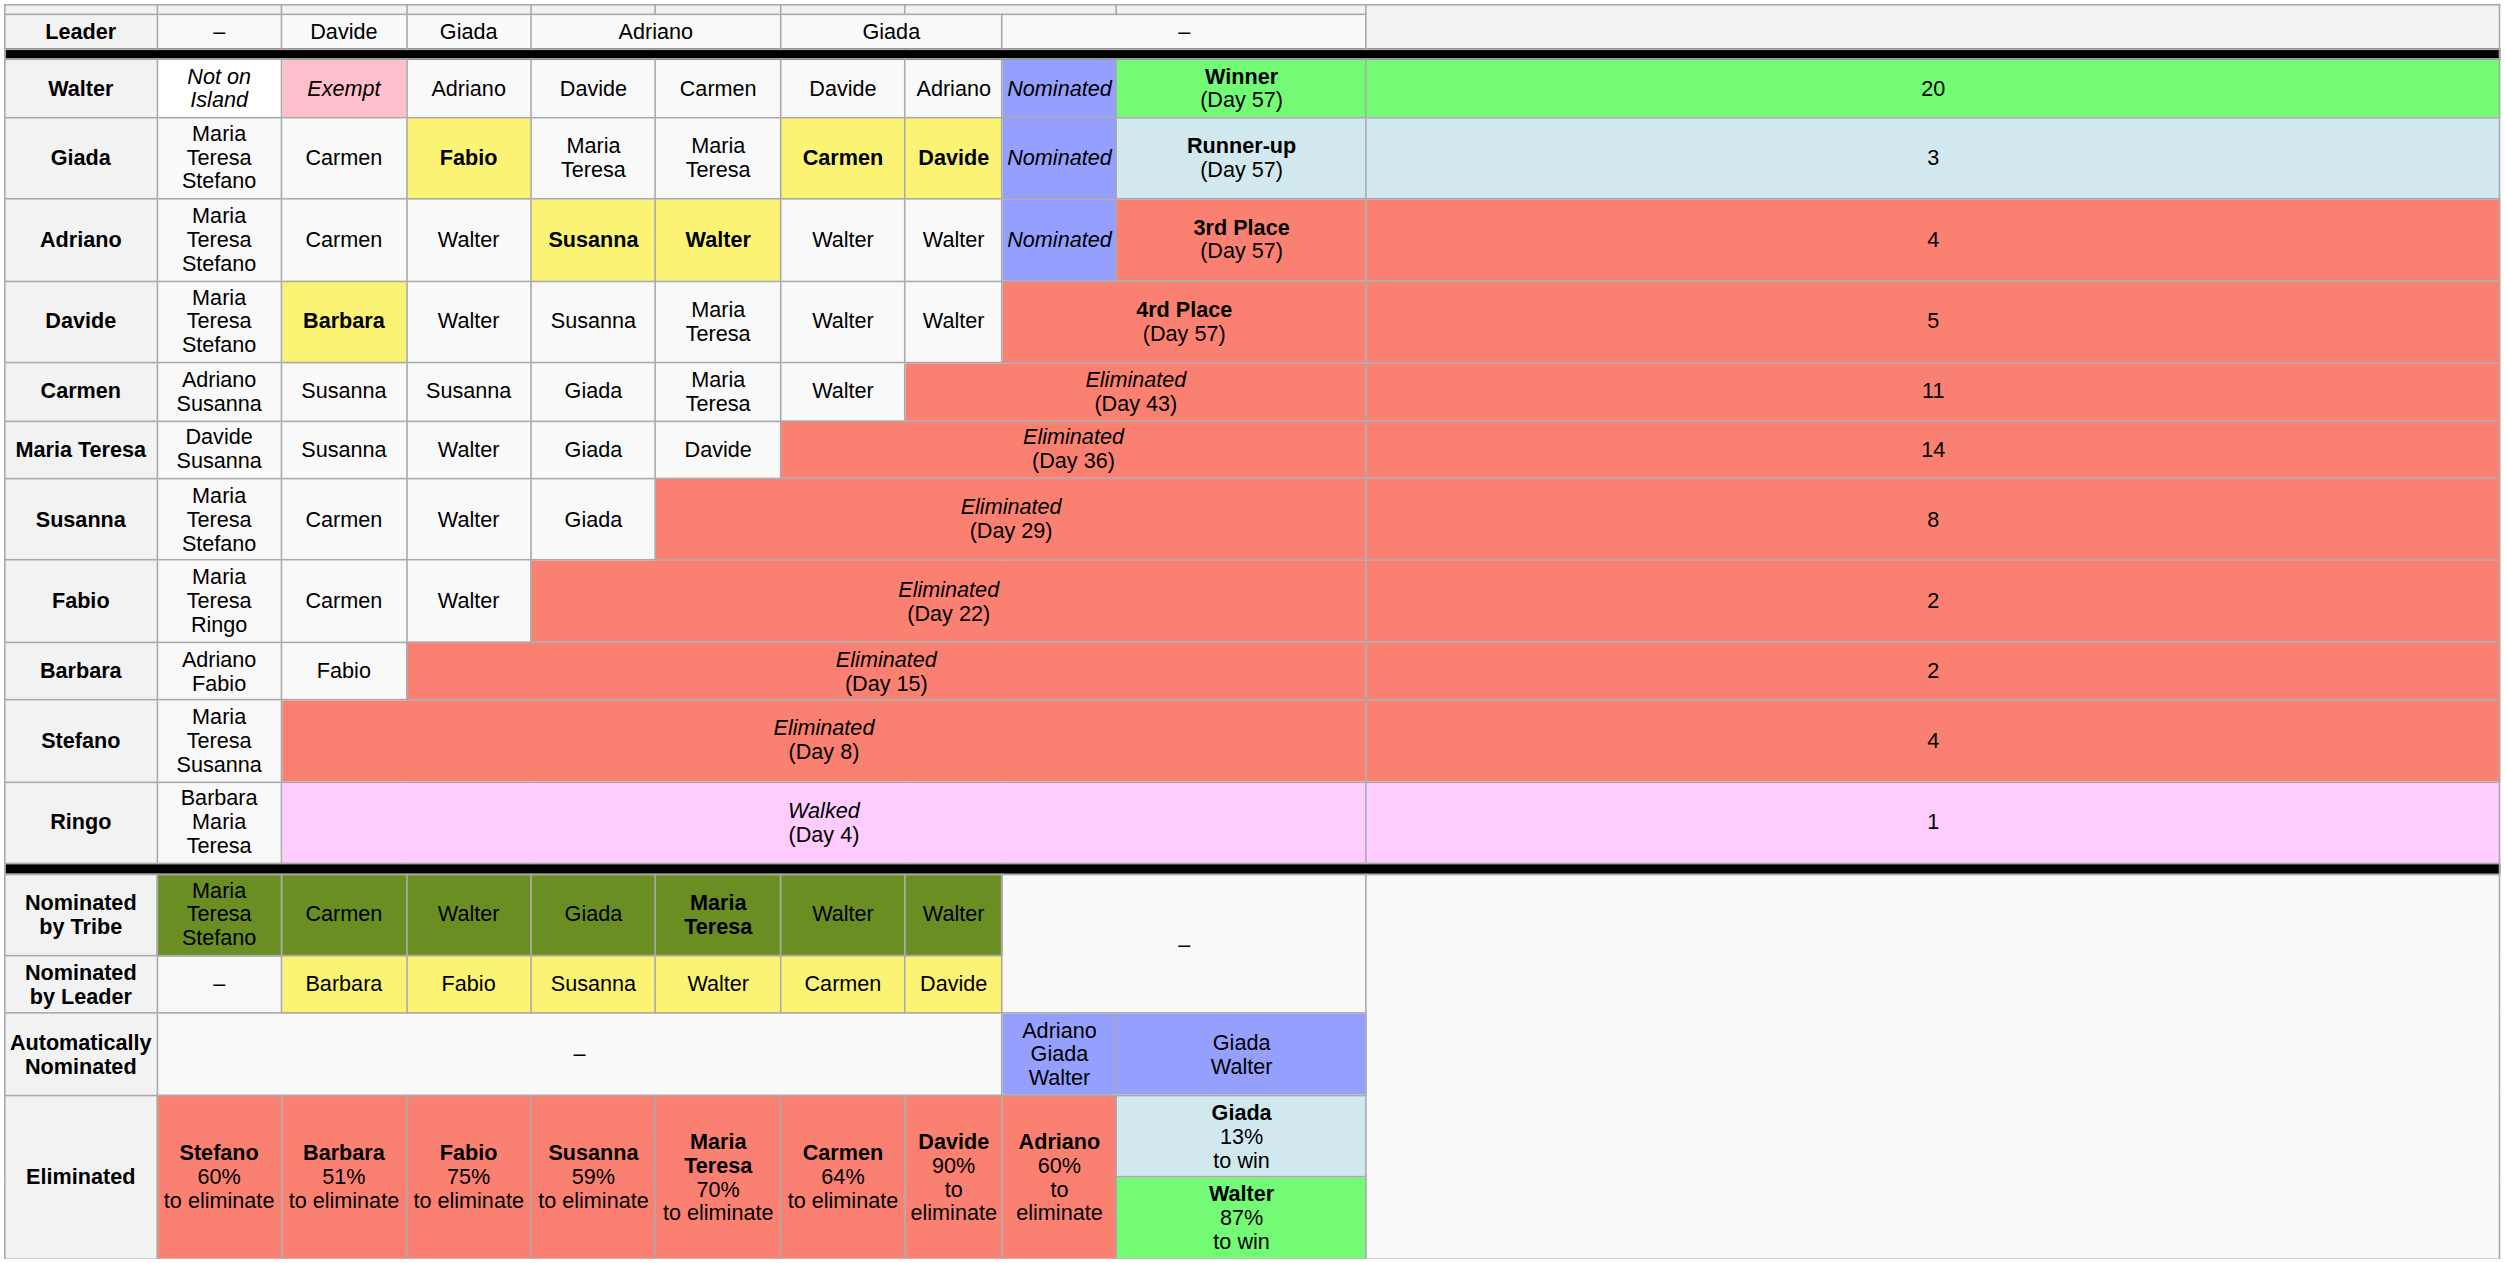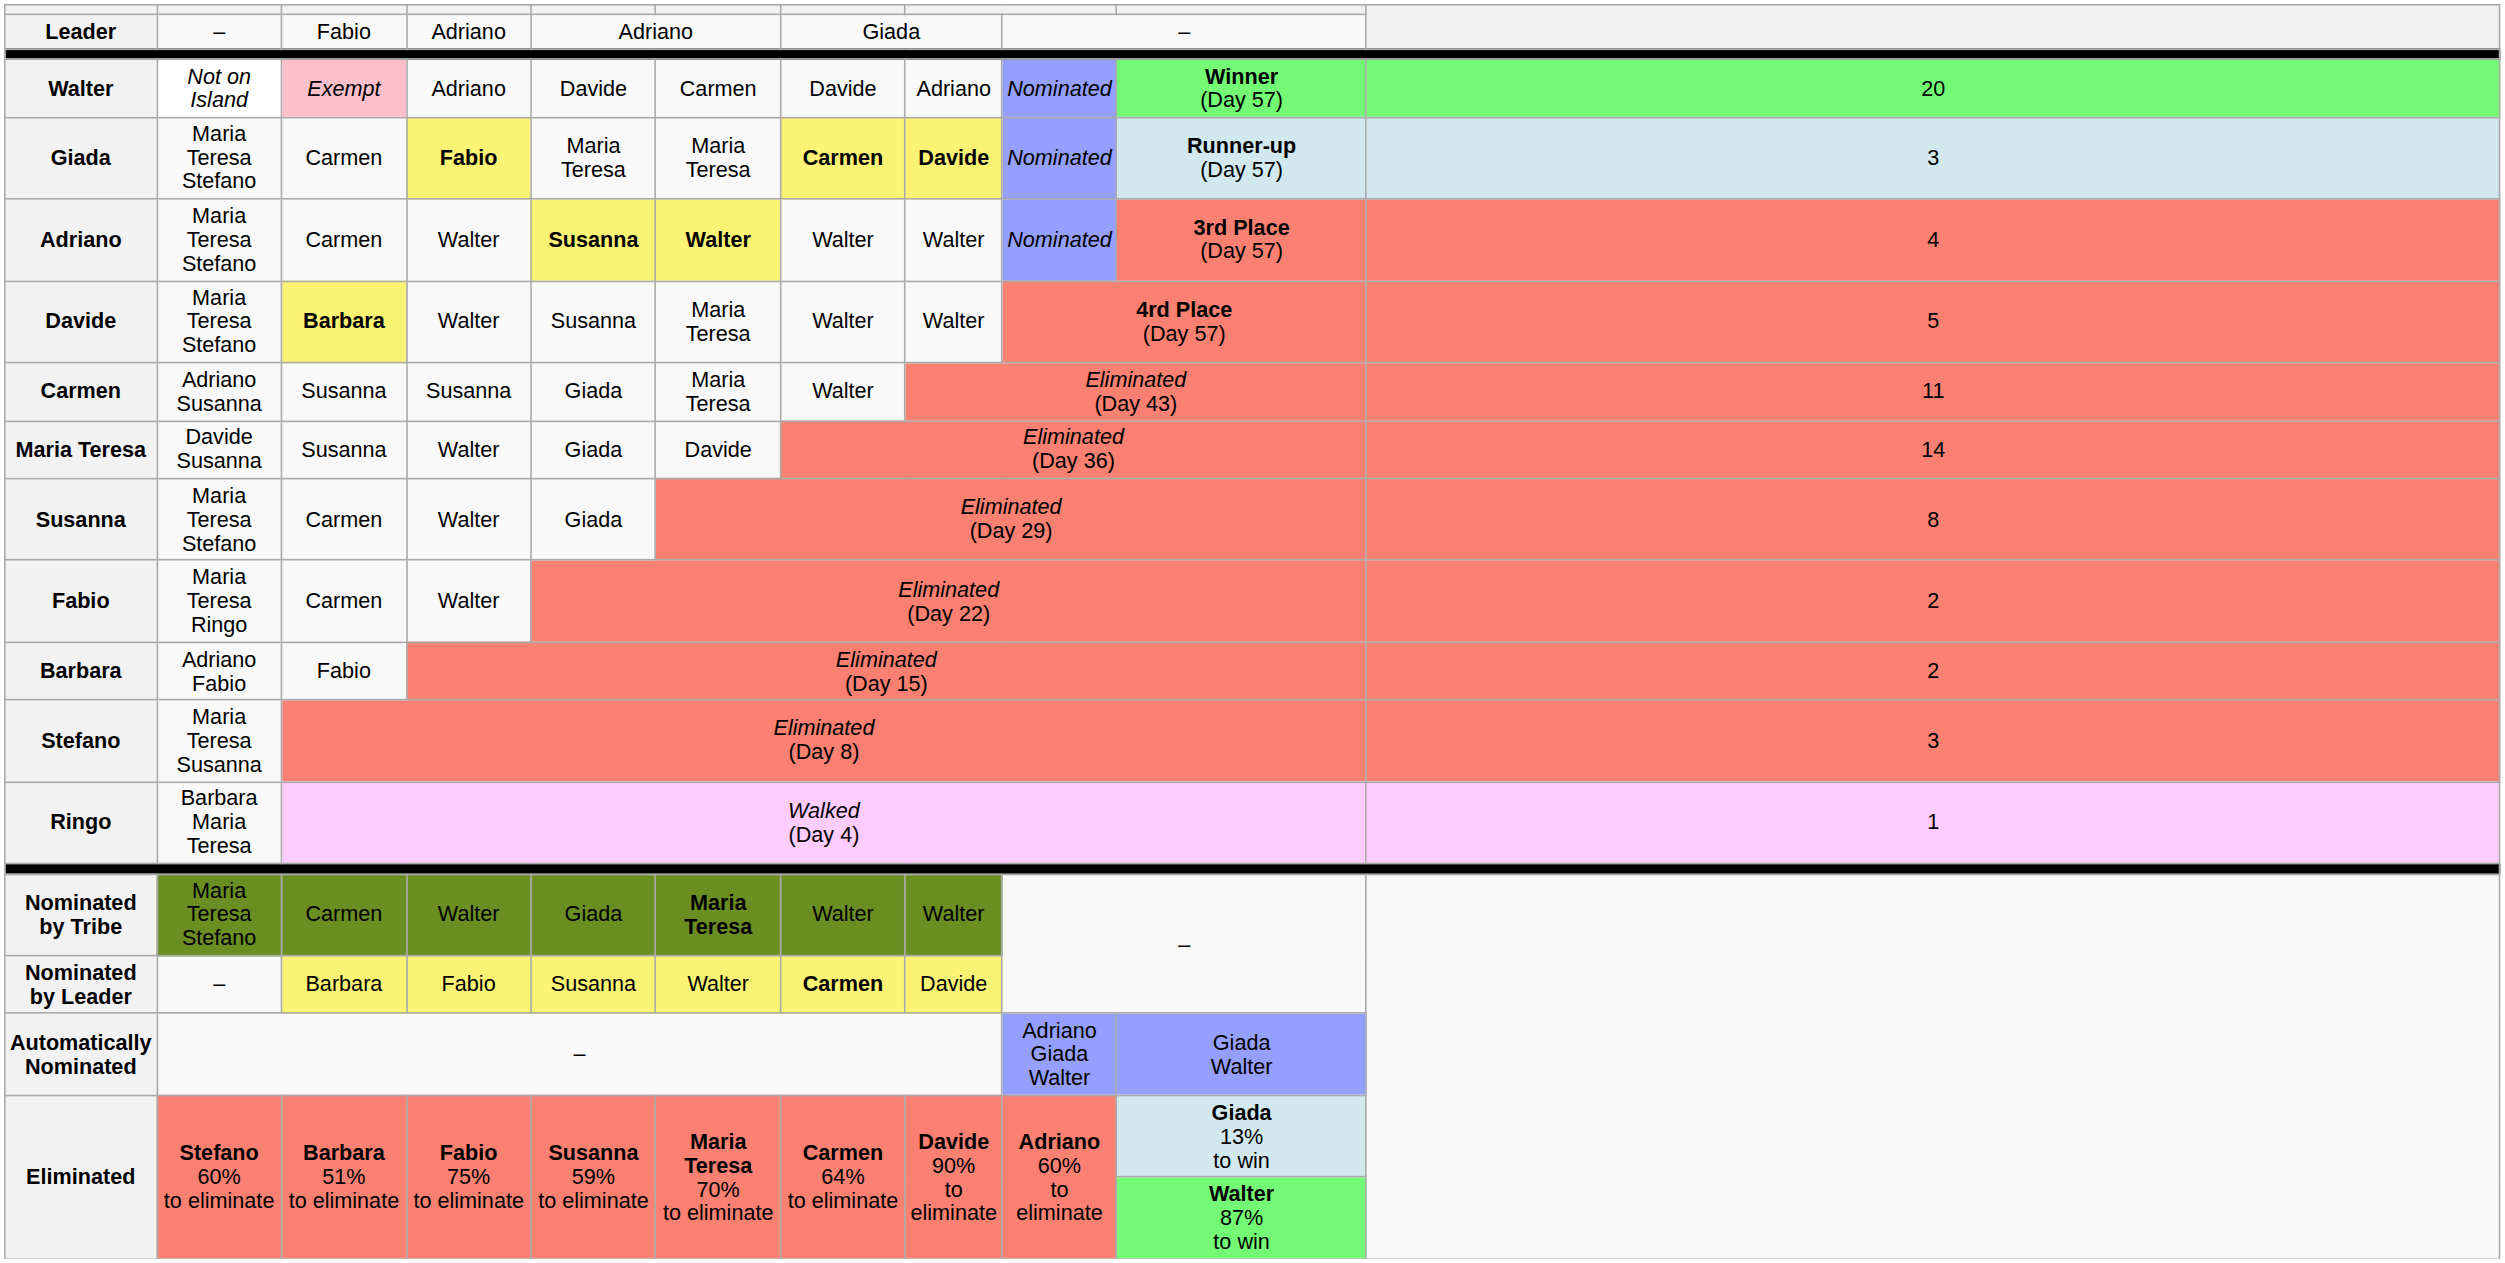(344, 32) Davide -> (344, 32) Fabio
(469, 32) Giada -> (469, 32) Adriano
(1933, 741) 4 -> (1933, 741) 3
(843, 984) normal -> (843, 984) bold
